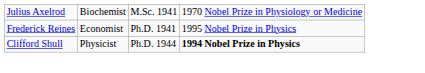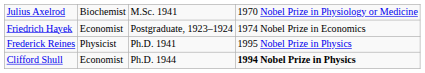+ row: (40, 28)
(101, 28) Economist -> (98, 44) Physicist
(98, 44) Physicist -> (101, 60) Economist
